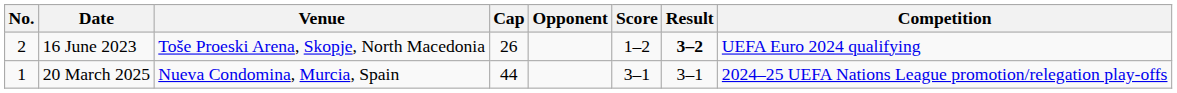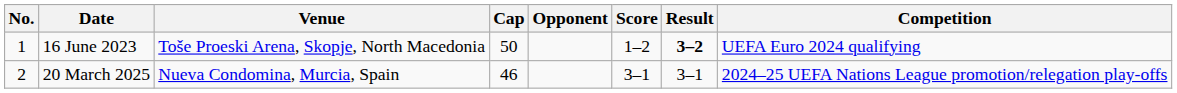(22, 46) 2 -> (22, 46) 1
(509, 46) 26 -> (509, 46) 50
(22, 74) 1 -> (22, 74) 2
(509, 74) 44 -> (509, 74) 46
